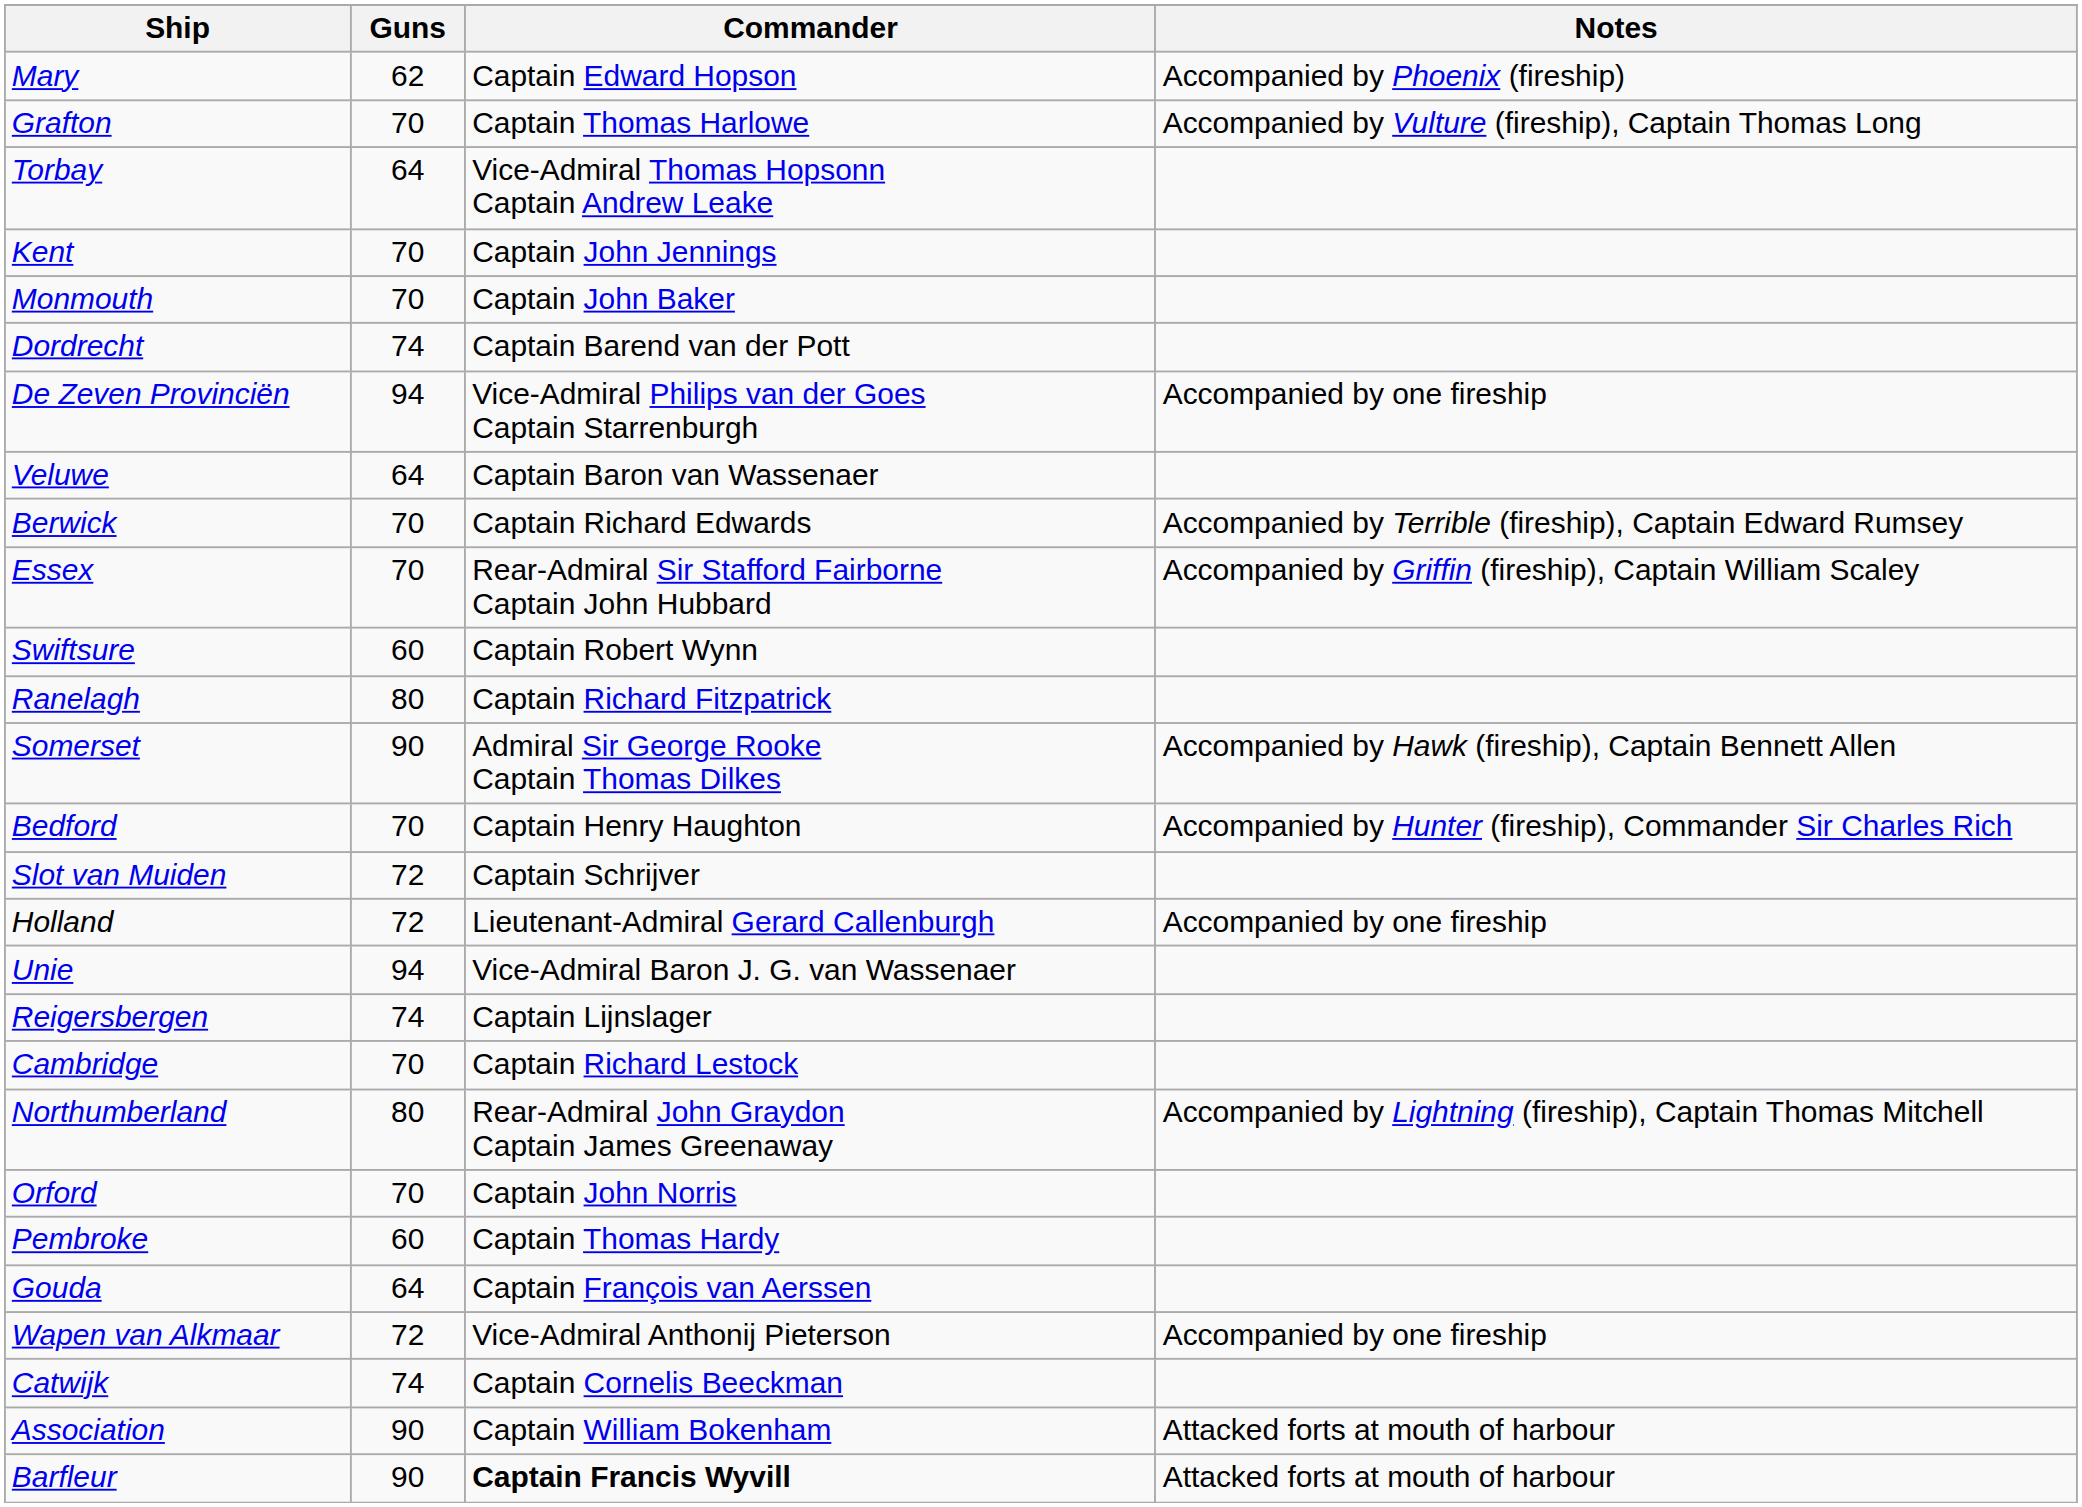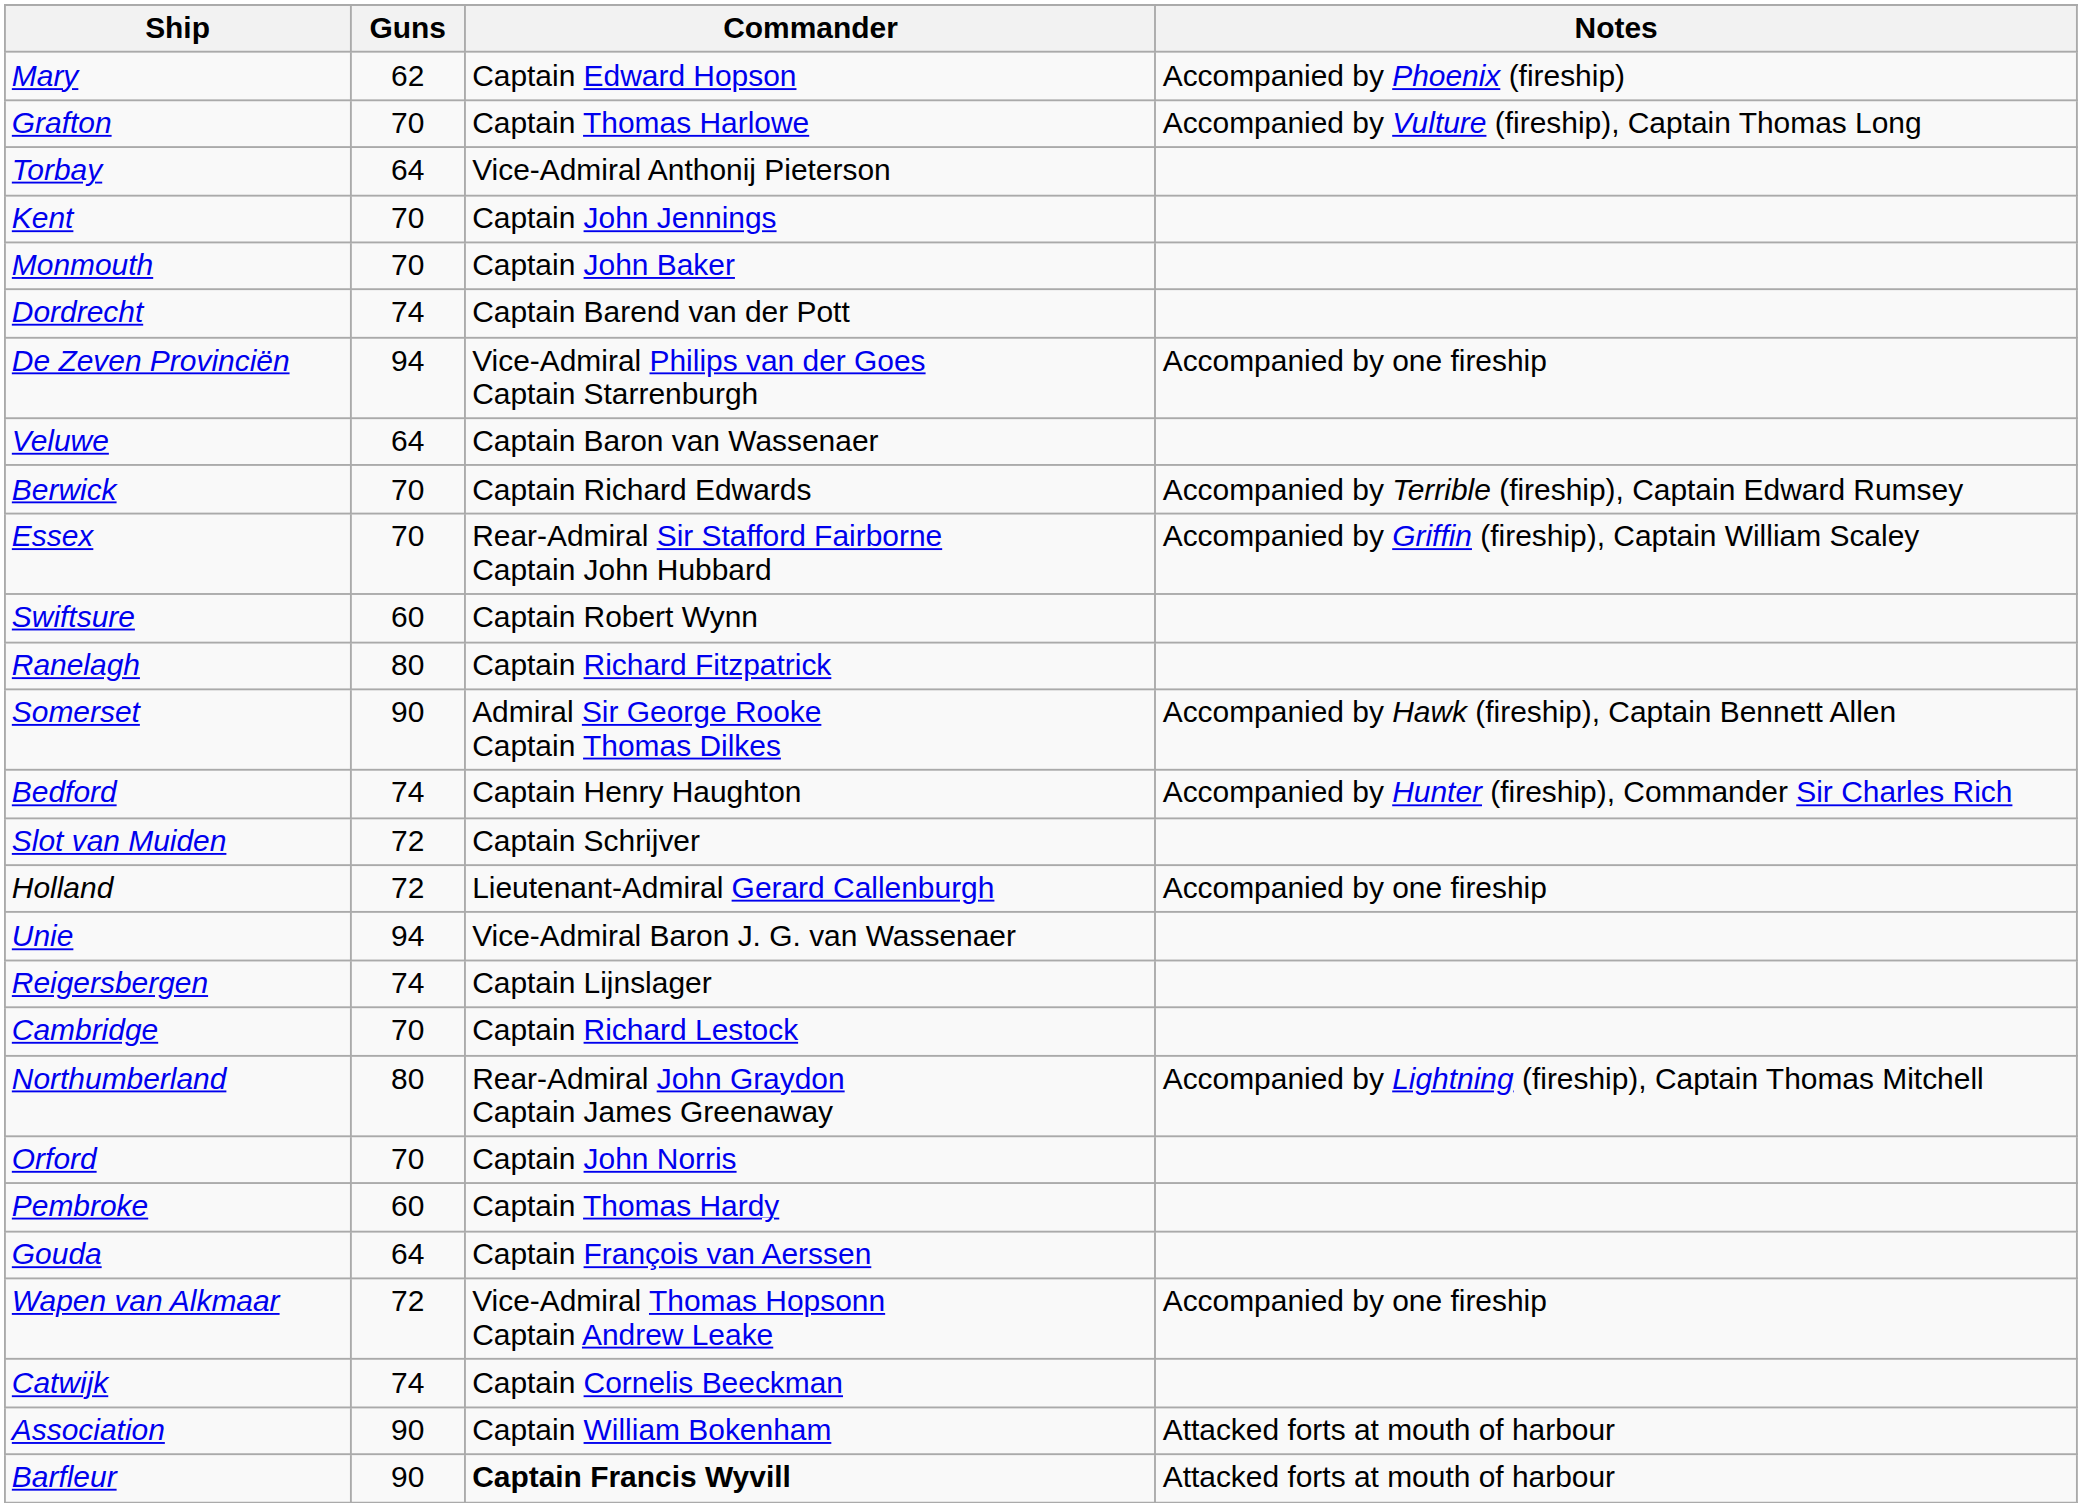(679, 187) Vice-Admiral Thomas Hopsonn Captain Andrew Leake -> (681, 170) Vice-Admiral Anthonij Pieterson
(408, 827) 70 -> (408, 793) 74
(681, 1335) Vice-Admiral Anthonij Pieterson -> (679, 1318) Vice-Admiral Thomas Hopsonn Captain Andrew Leake
